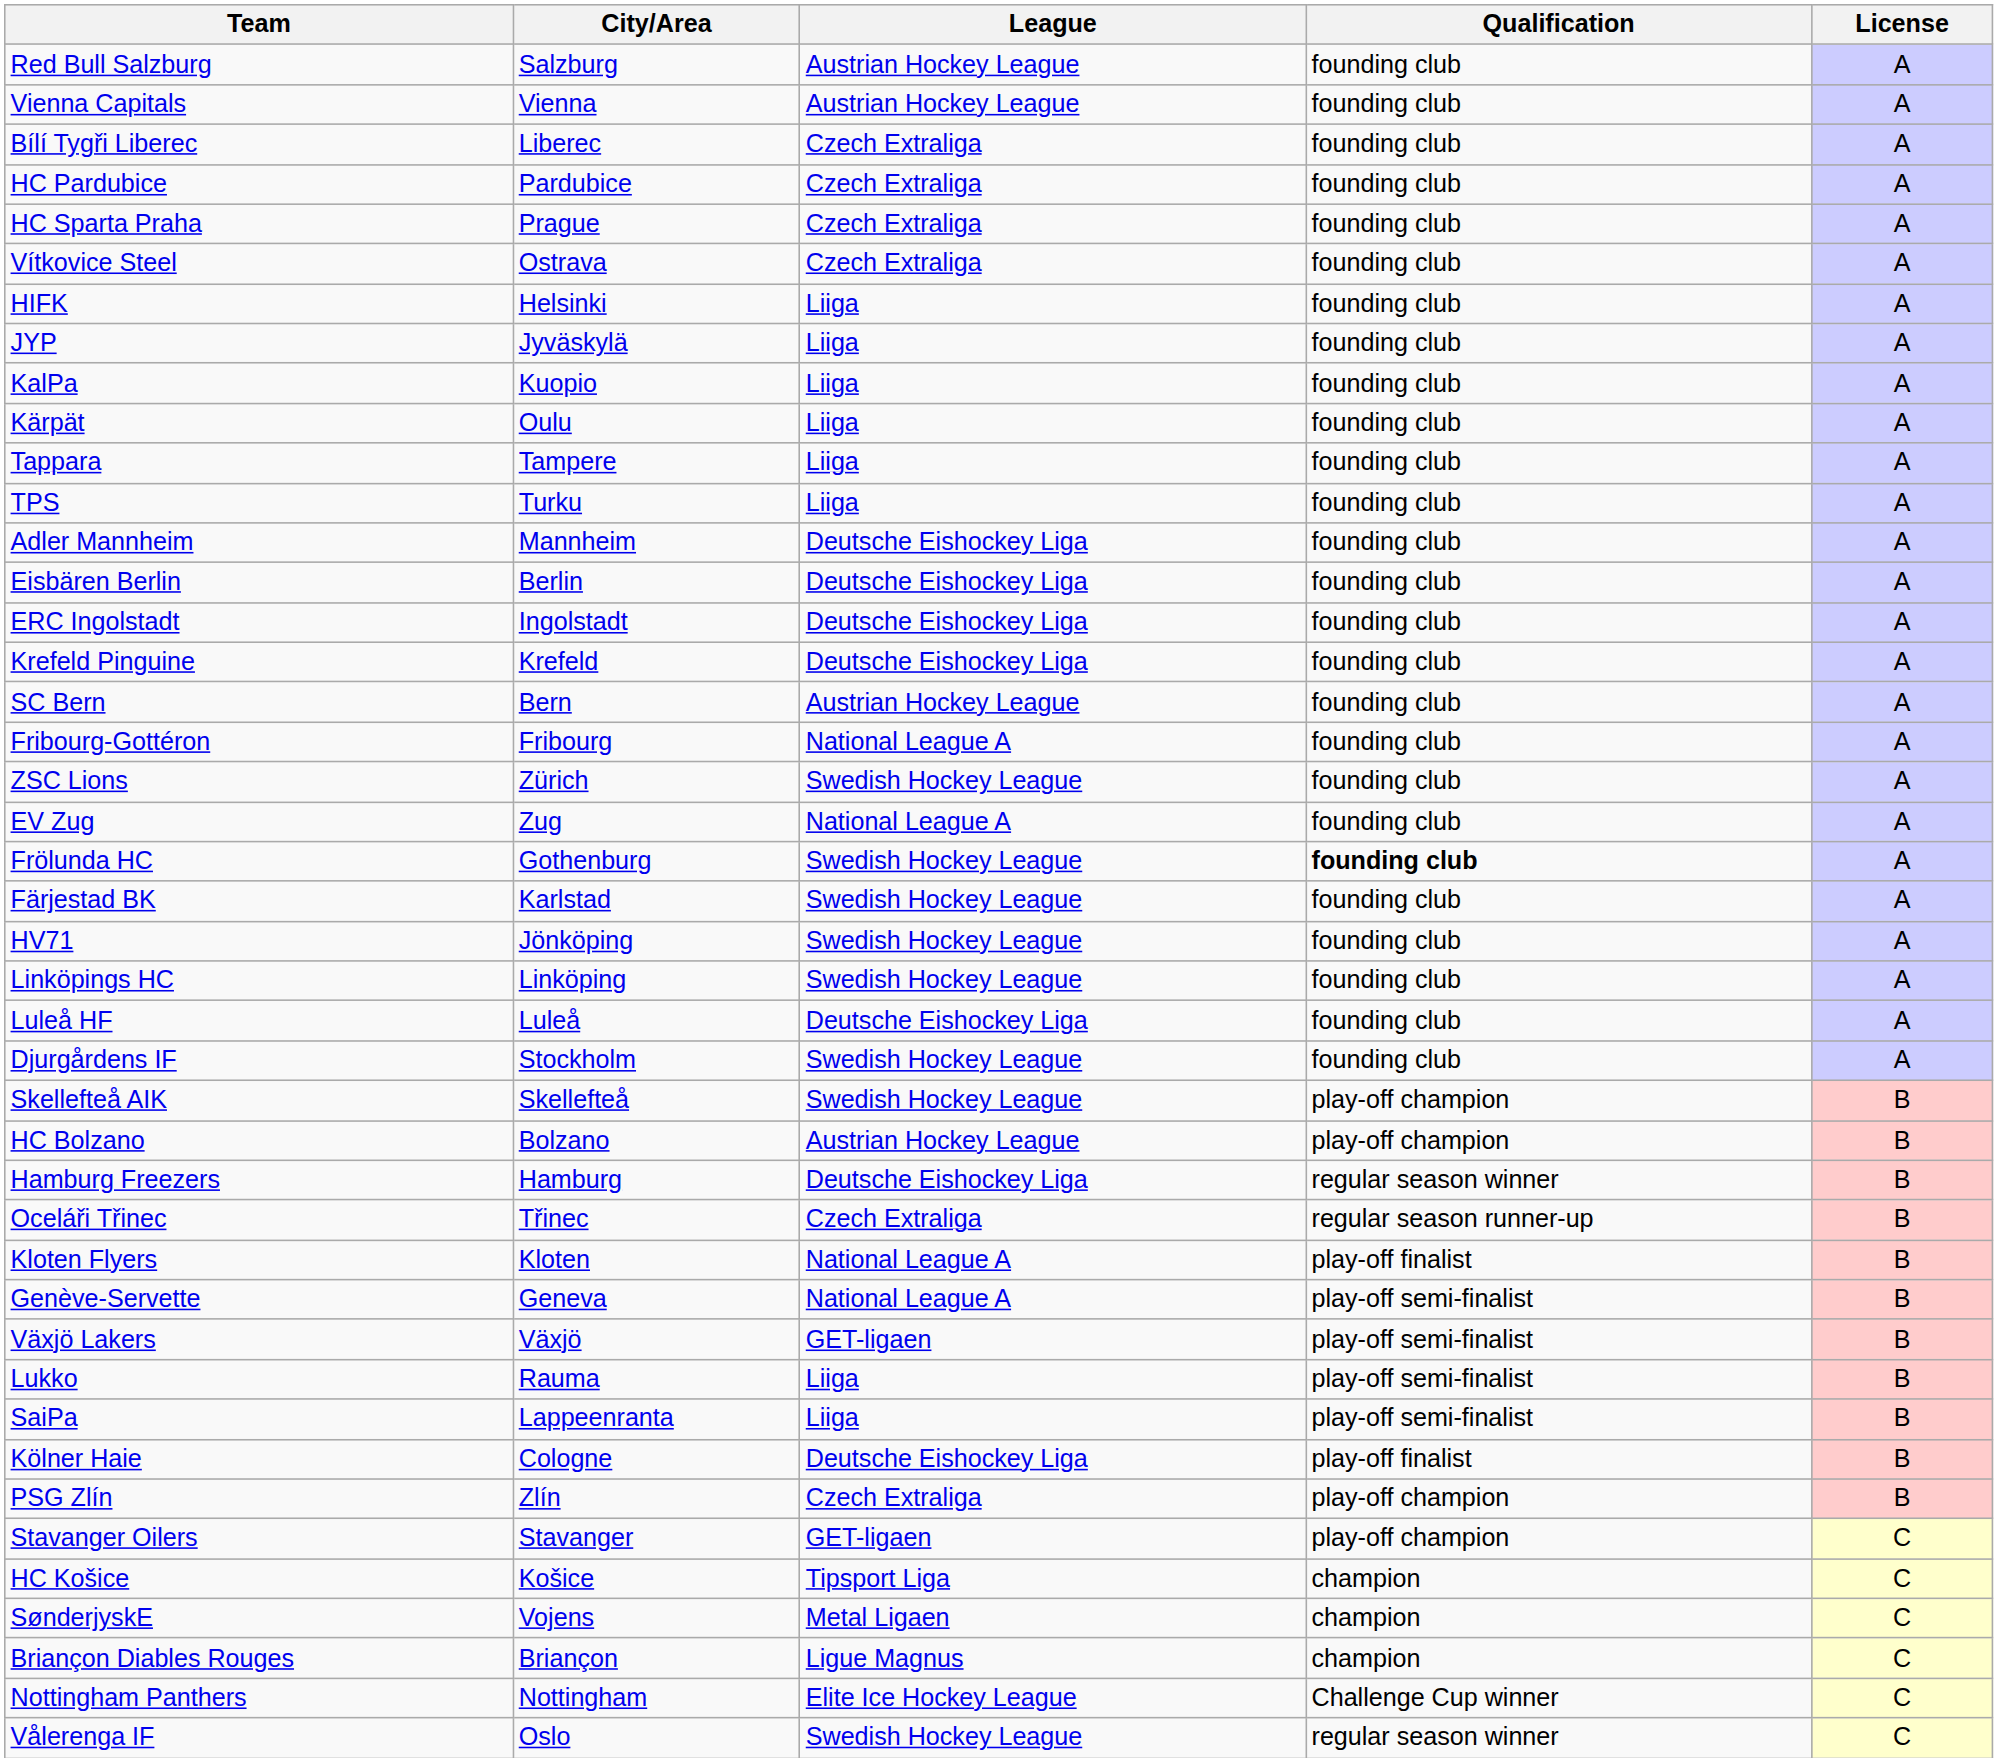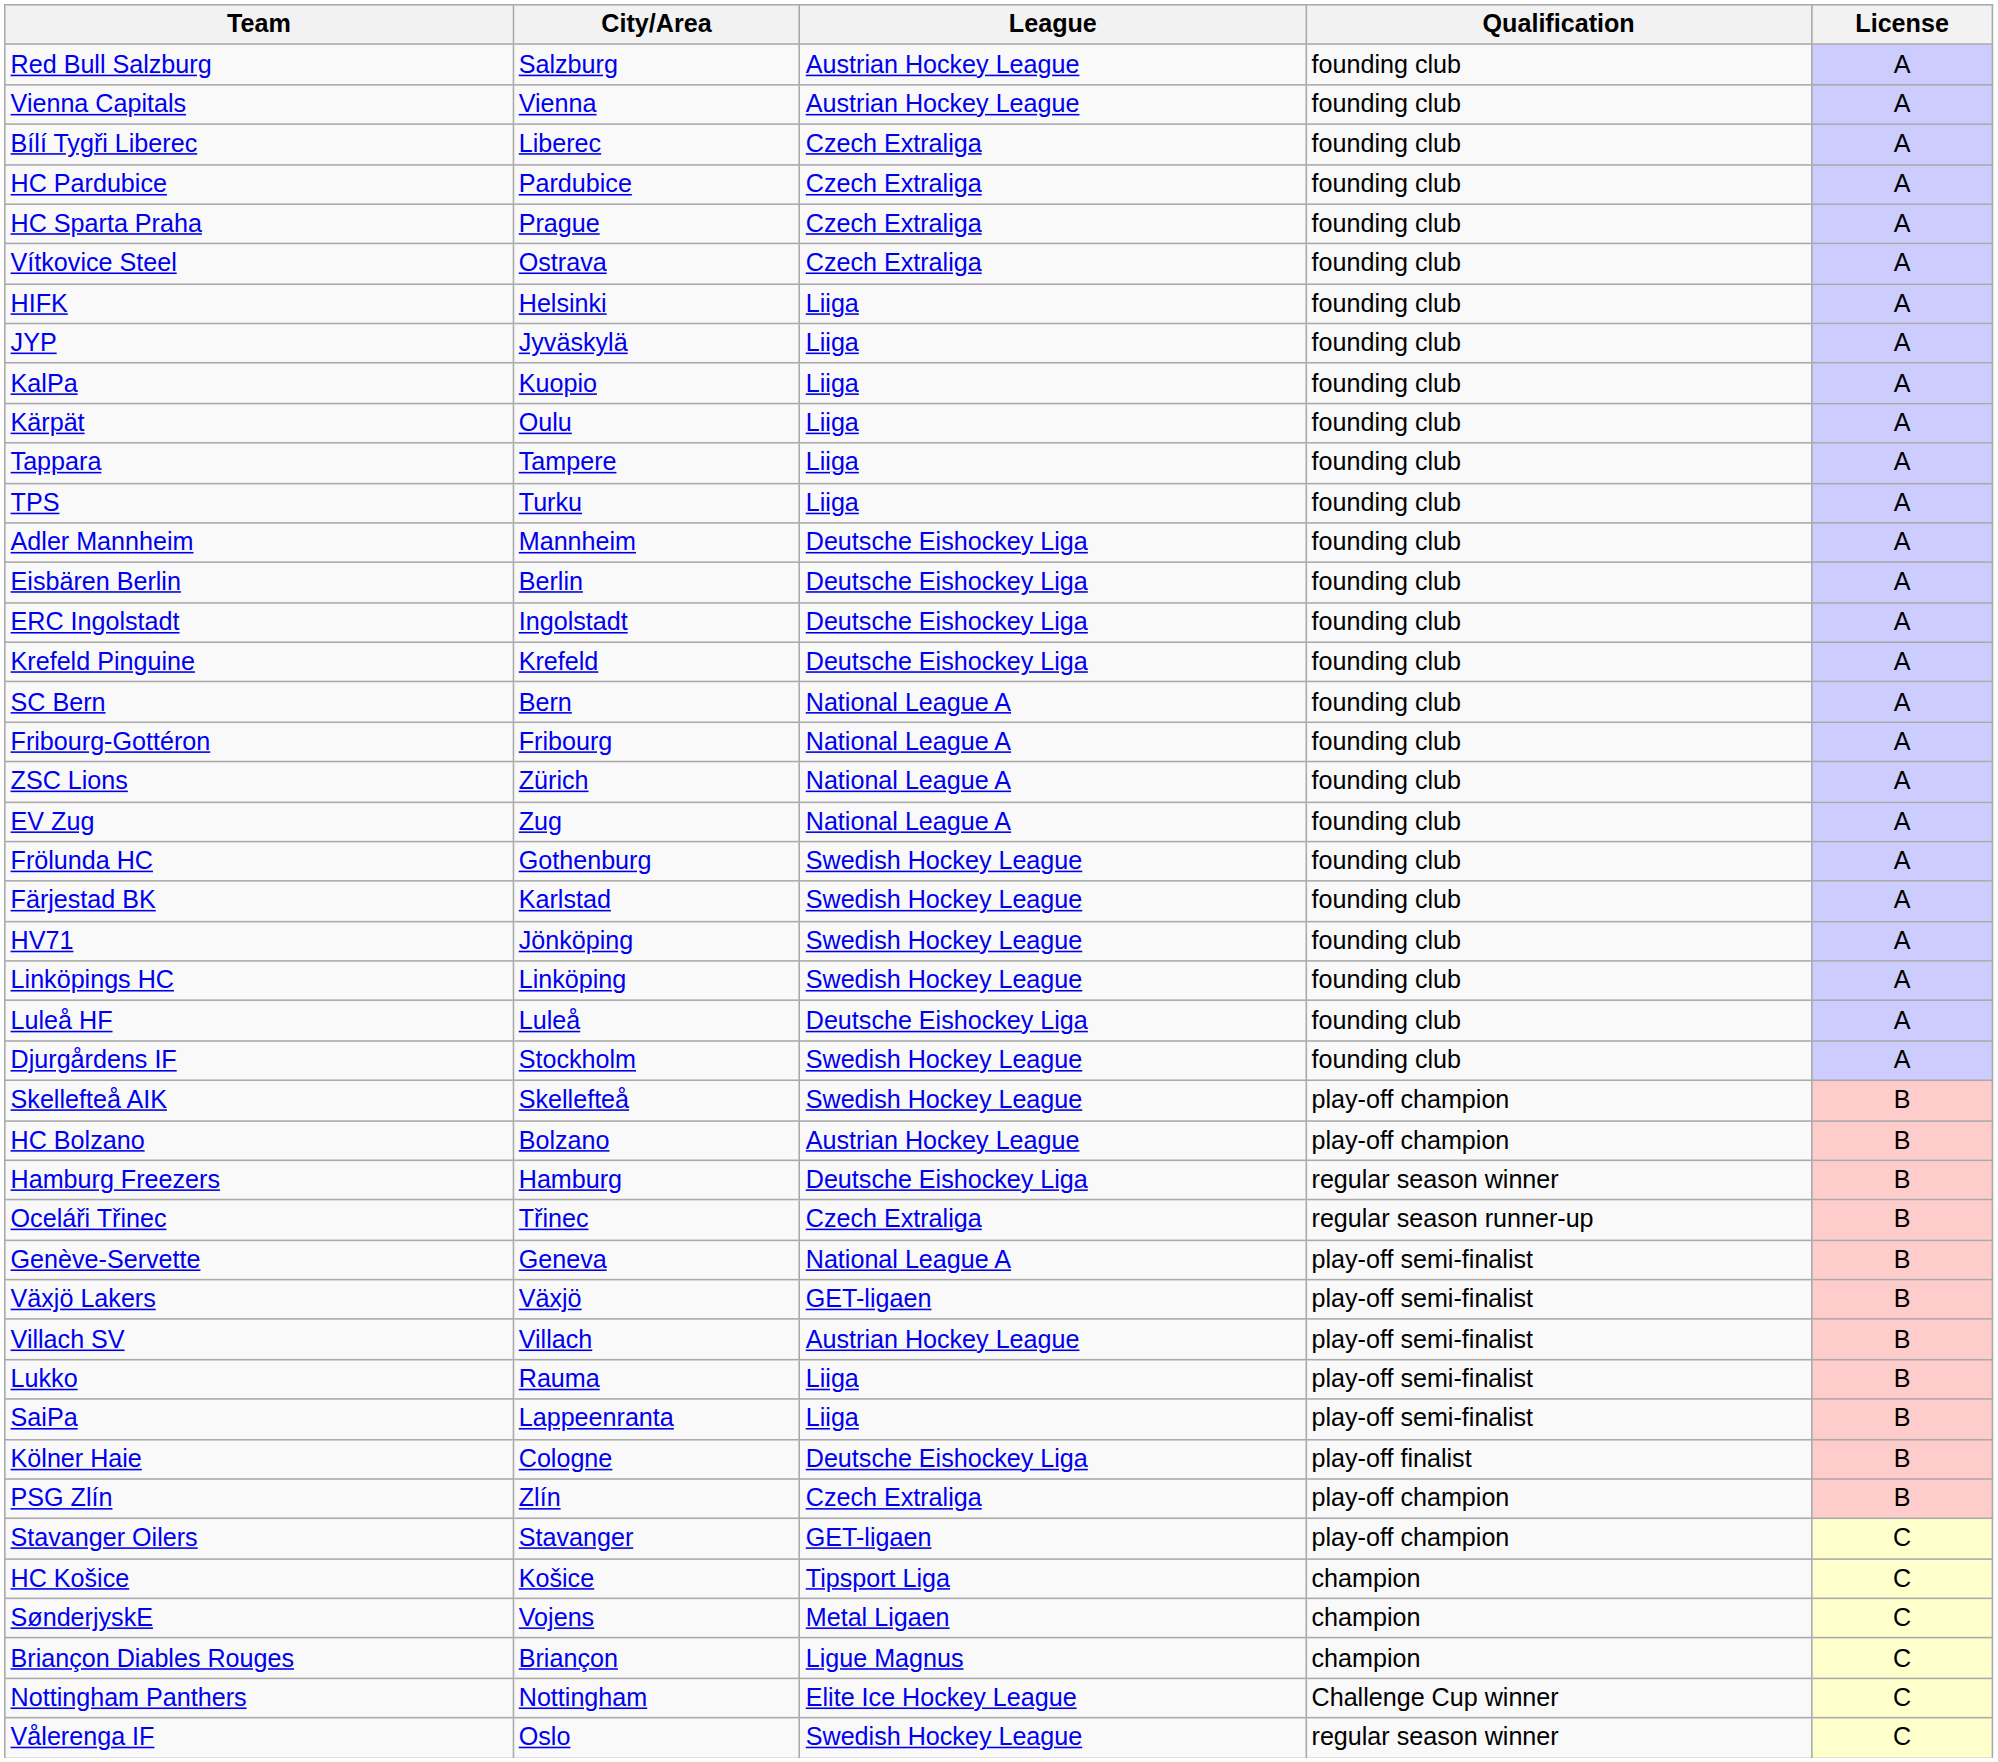(943, 701) Austrian Hockey League -> (908, 701) National League A
(944, 781) Swedish Hockey League -> (908, 781) National League A
(1395, 861) bold -> (1386, 861) normal
- row: (84, 1259)
+ row: (68, 1339)
